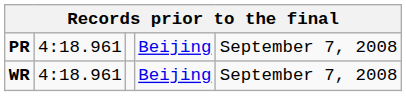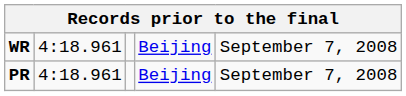rows swapped: (19, 47) <-> (19, 76)
